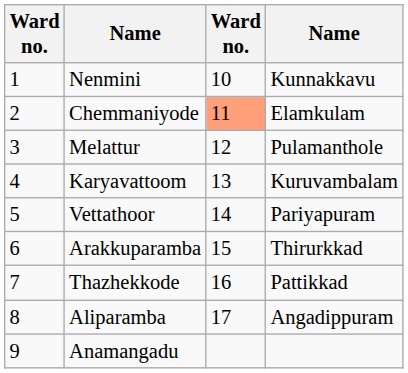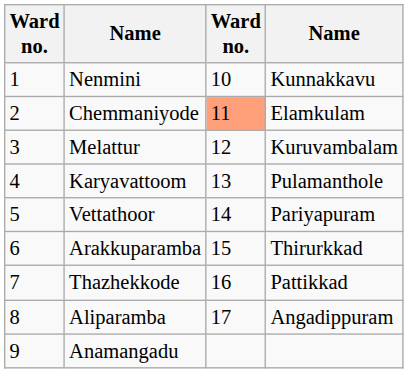(327, 147) Pulamanthole -> (334, 147) Kuruvambalam
(334, 181) Kuruvambalam -> (327, 181) Pulamanthole
